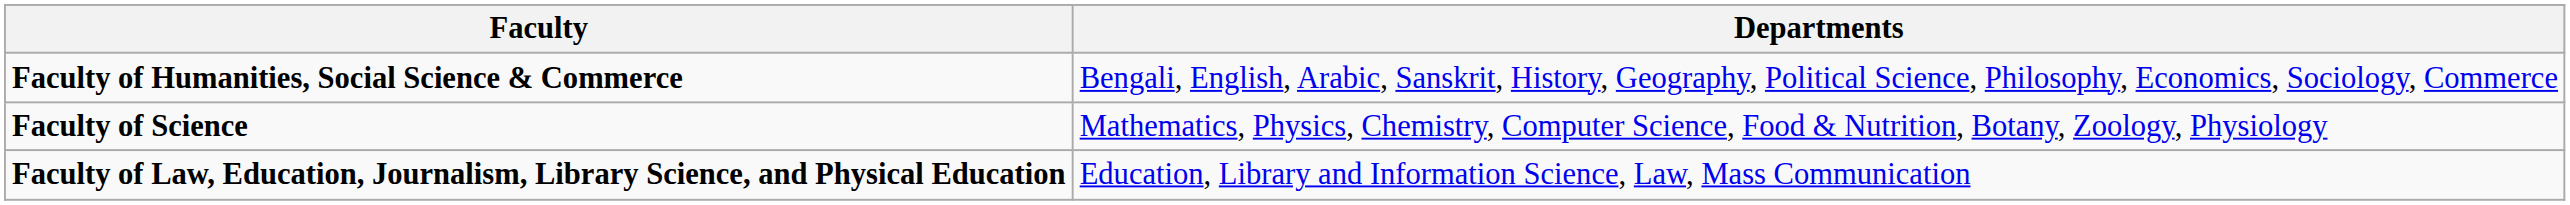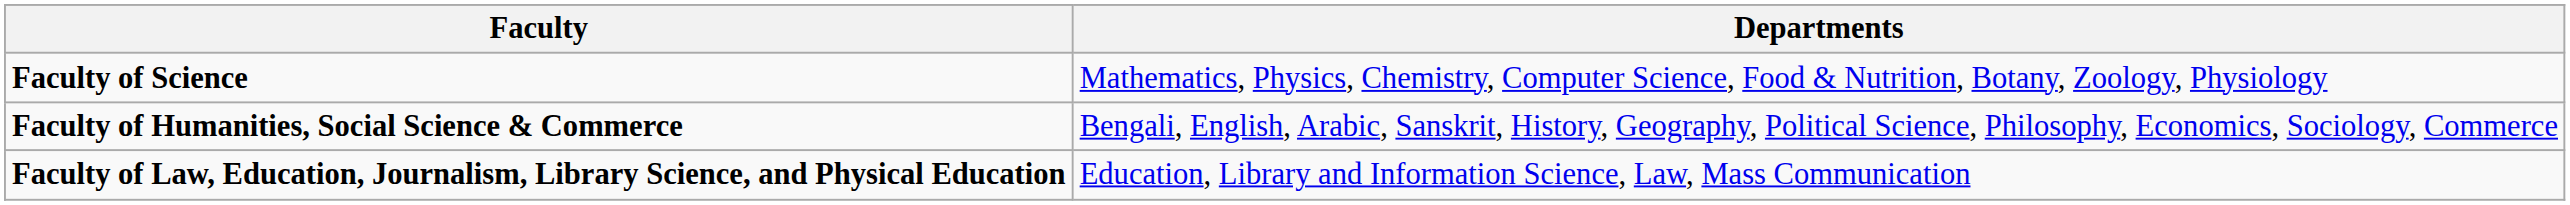rows swapped: (130, 125) <-> (347, 77)
